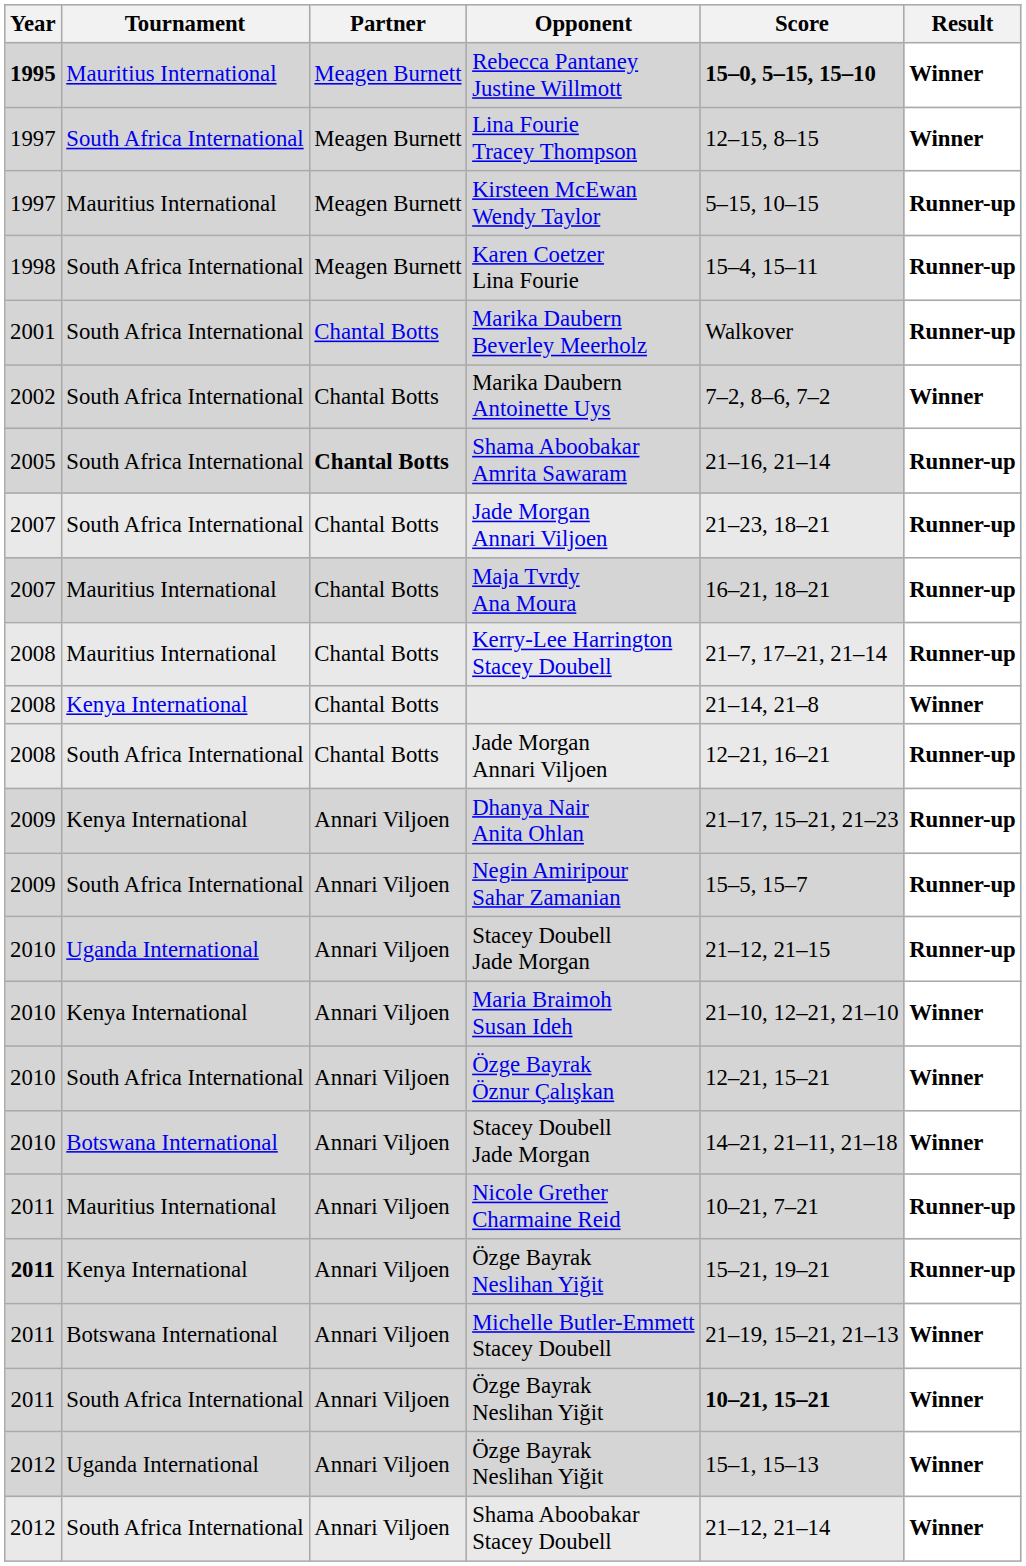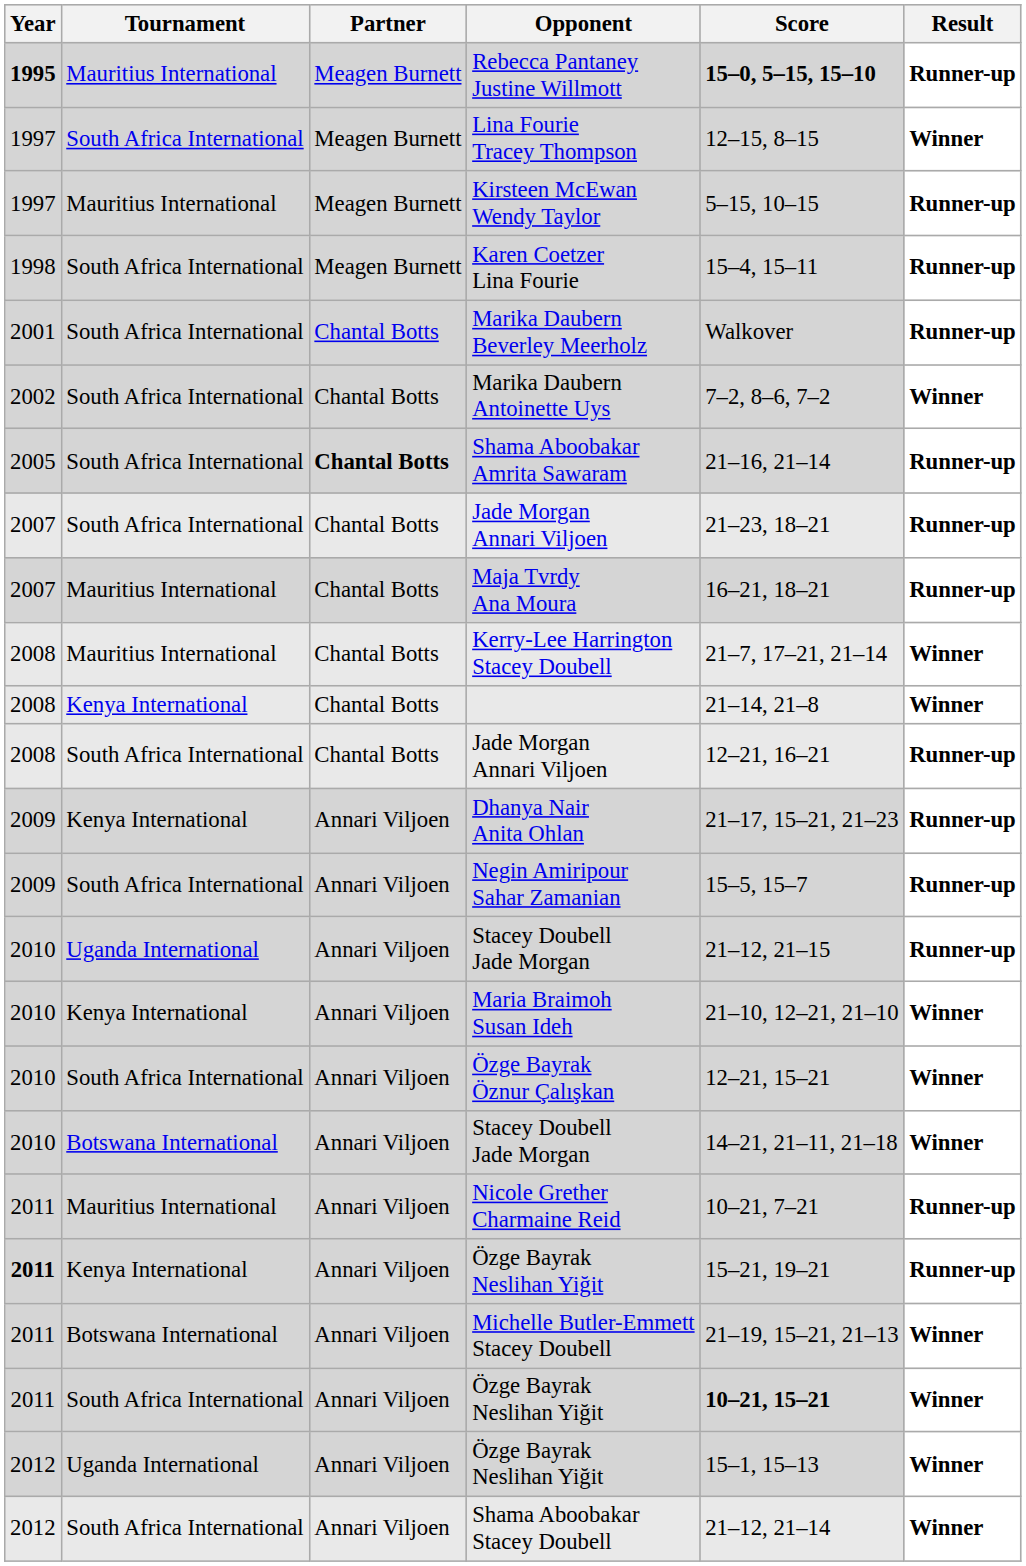(946, 74) Winner -> (962, 74) Runner-up
(962, 654) Runner-up -> (946, 654) Winner
